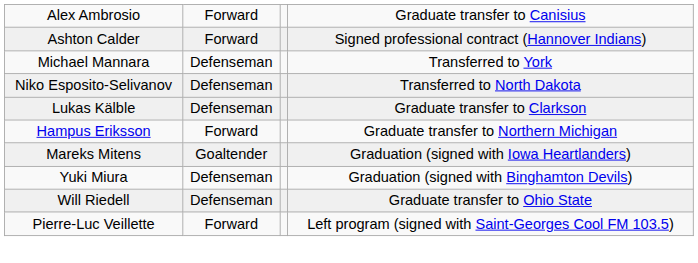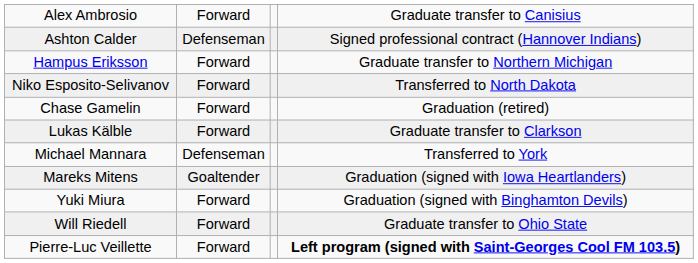(231, 39) Forward -> (223, 39) Defenseman
rows swapped: (94, 131) <-> (94, 62)
(231, 85) Defenseman -> (223, 85) Forward
+ row: (91, 108)
(231, 108) Defenseman -> (223, 131) Forward
(231, 177) Defenseman -> (223, 200) Forward
(231, 200) Defenseman -> (223, 223) Forward
(490, 223) normal -> (486, 246) bold
